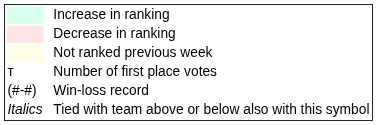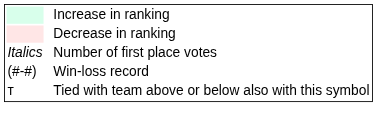- row: (133, 53)
(11, 72) т -> (25, 53) Italics
(25, 109) Italics -> (11, 90) т
